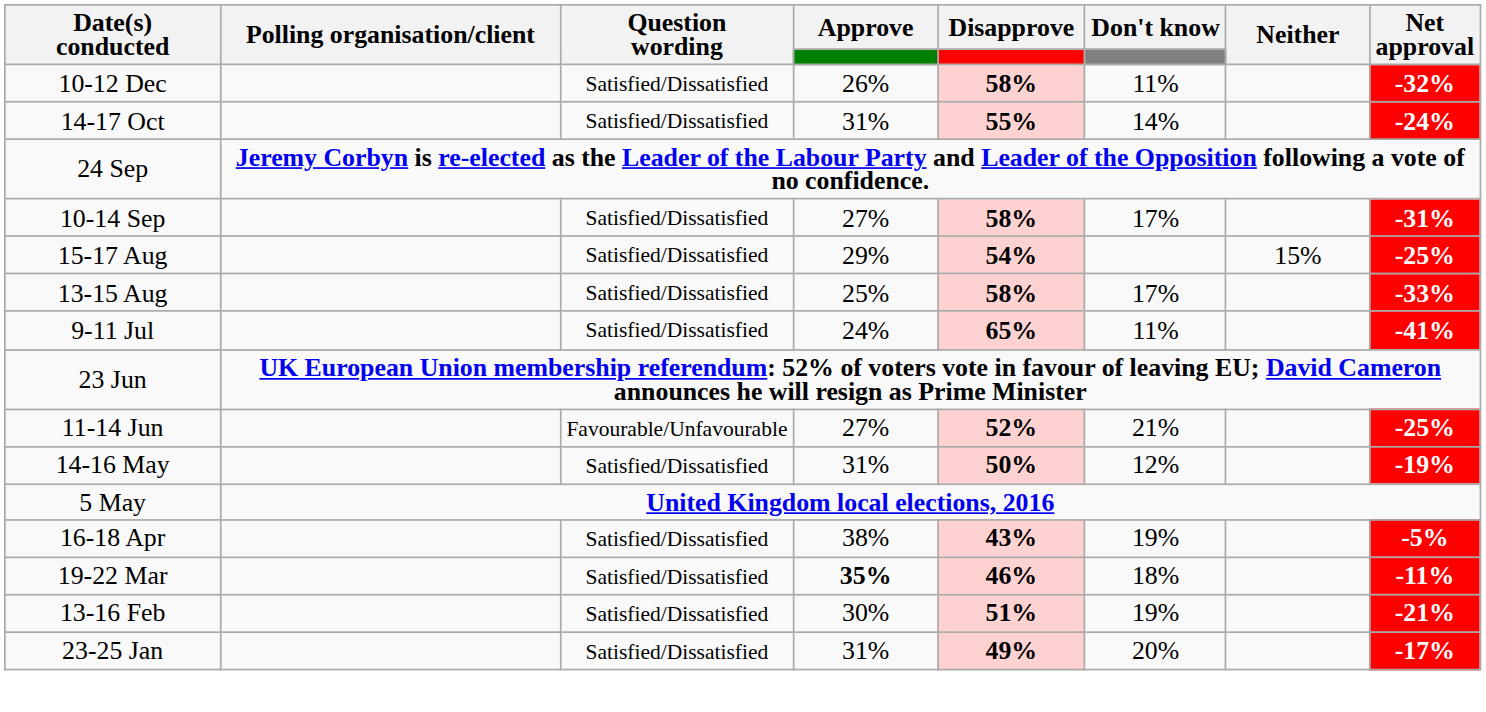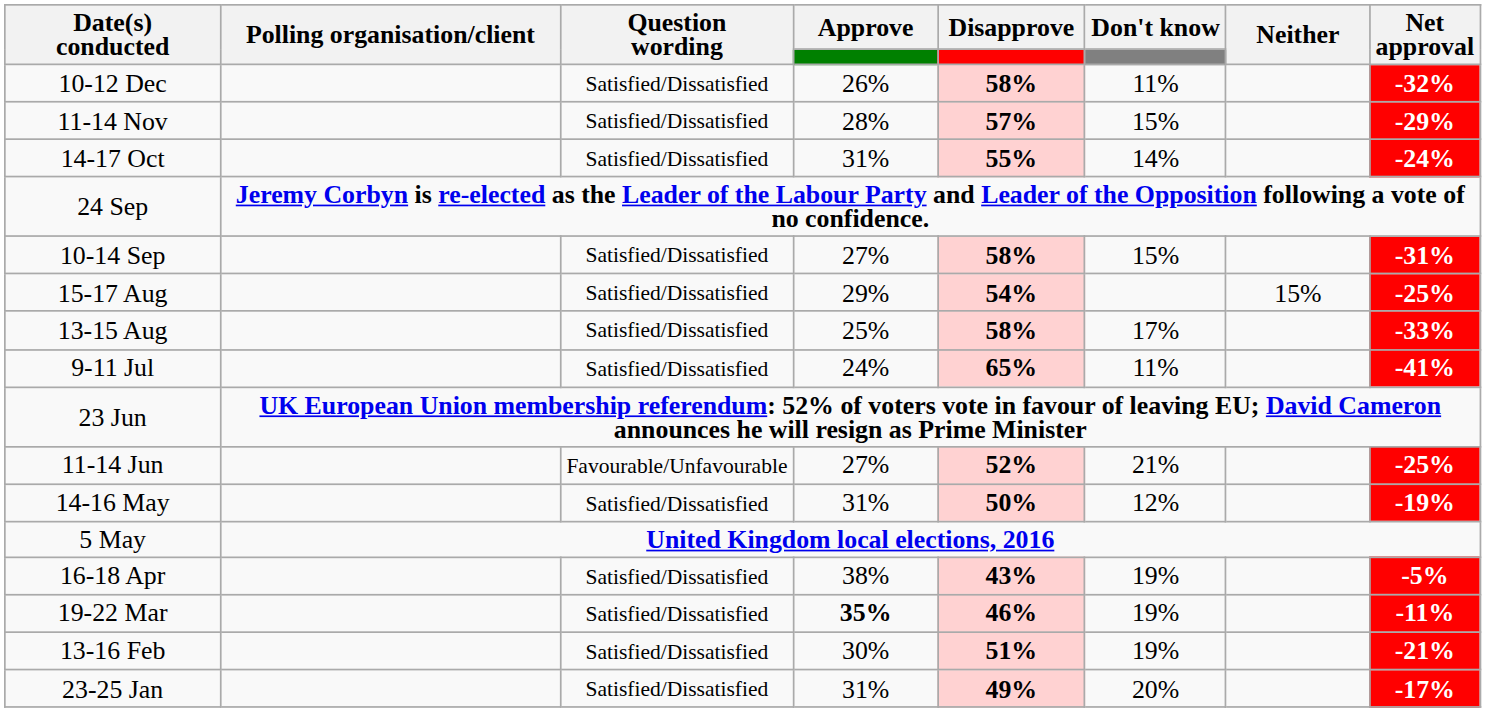+ row: (113, 120)
(1156, 217) 17% -> (1156, 255) 15%
(1156, 575) 18% -> (1156, 613) 19%
